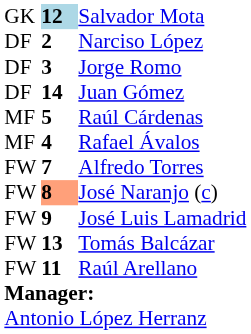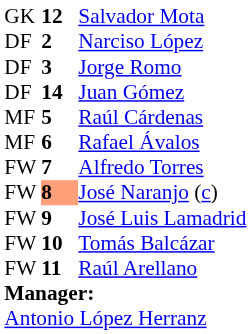(52, 16) lightblue background -> (52, 16) no background
(47, 142) 4 -> (47, 142) 6
(52, 242) 13 -> (52, 242) 10
